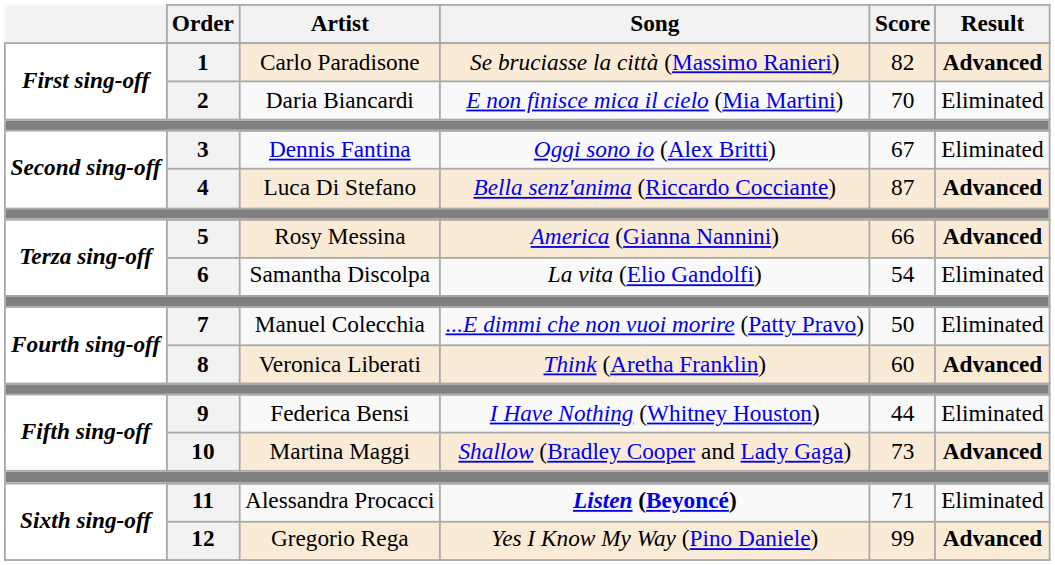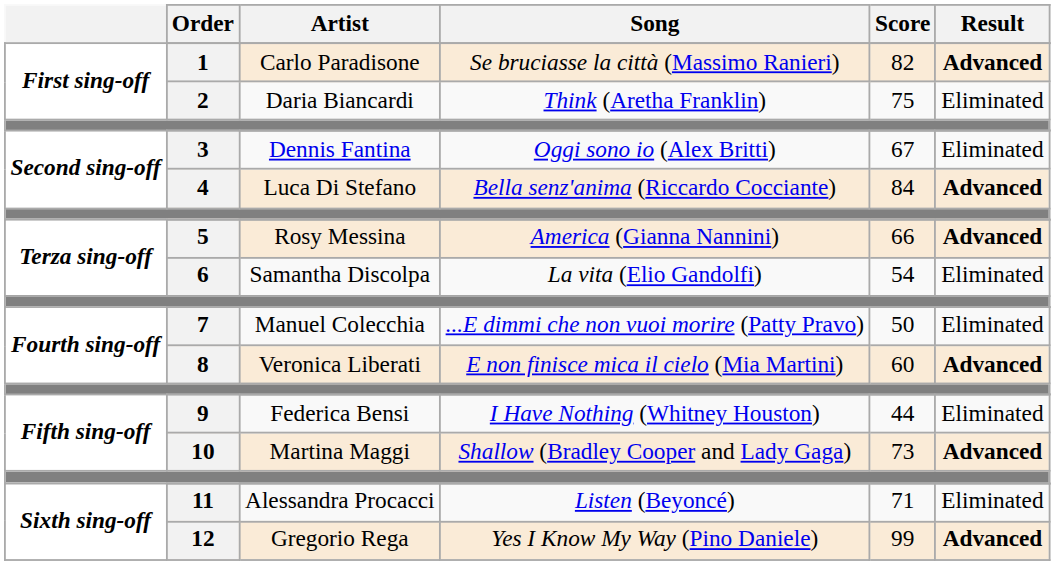(655, 100) E non finisce mica il cielo (Mia Martini) -> (655, 100) Think (Aretha Franklin)
(903, 100) 70 -> (903, 100) 75
(903, 188) 87 -> (903, 188) 84
(655, 363) Think (Aretha Franklin) -> (655, 363) E non finisce mica il cielo (Mia Martini)
(655, 501) bold -> (655, 501) normal
